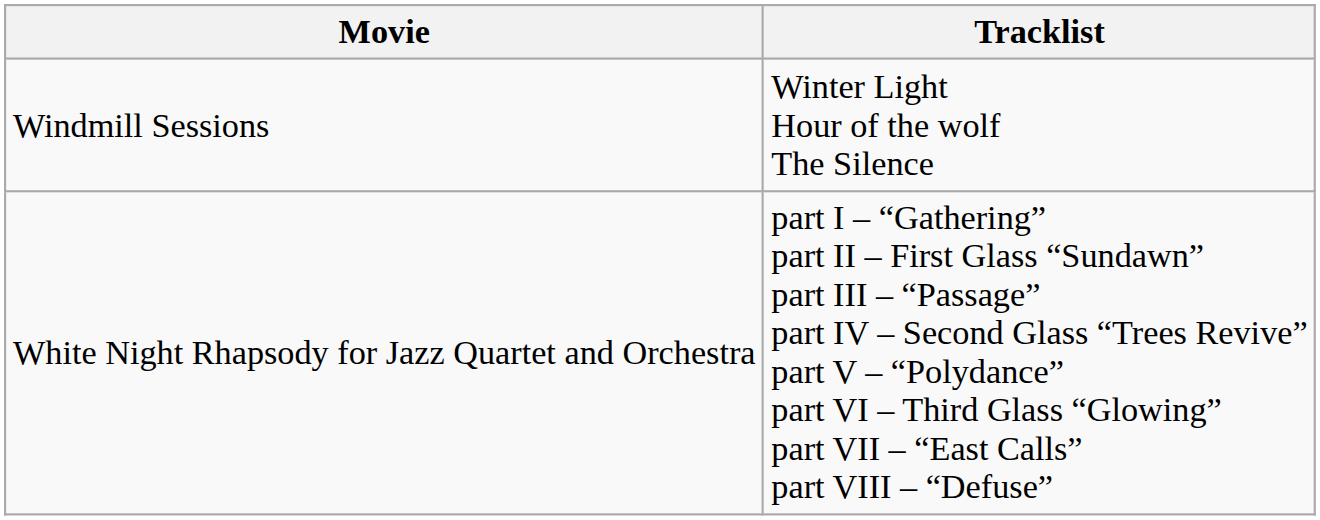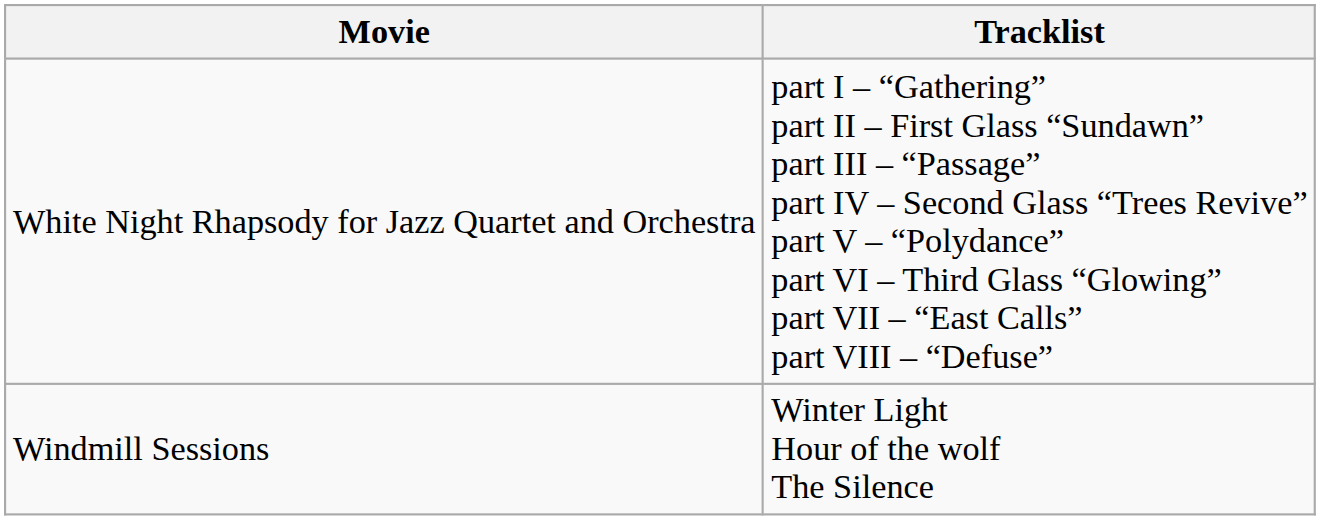rows swapped: (384, 352) <-> (141, 124)
